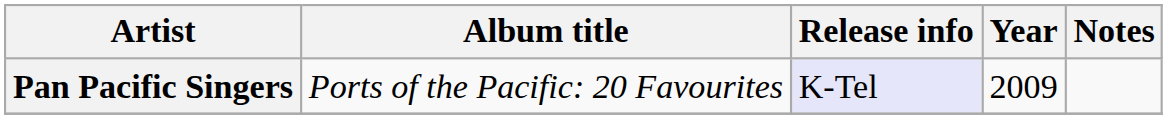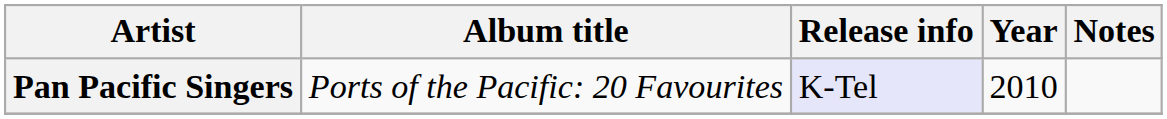(1024, 85) 2009 -> (1024, 85) 2010
